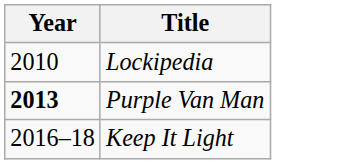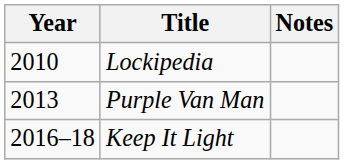+ column: (304, 23)
(34, 100) bold -> (34, 100) normal
